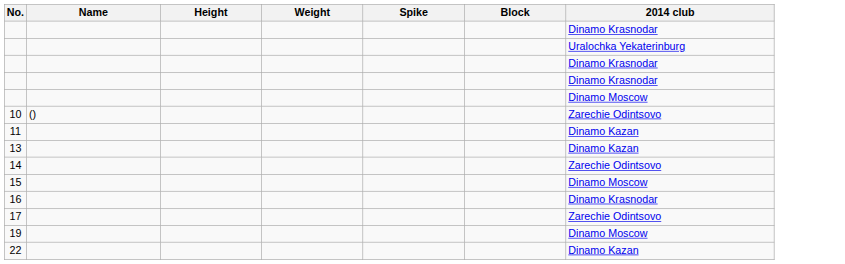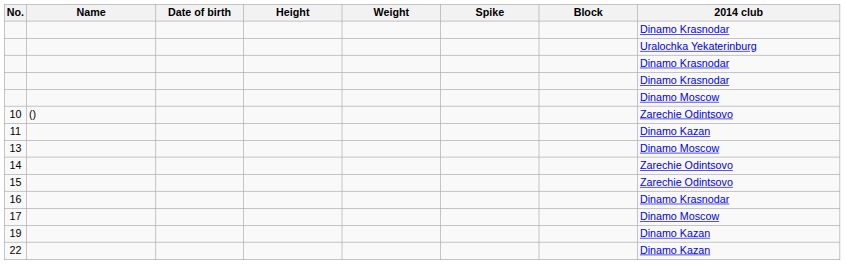+ column: (200, 13)
(603, 149) Dinamo Kazan -> (680, 149) Dinamo Moscow
(608, 183) Dinamo Moscow -> (686, 183) Zarechie Odintsovo
(615, 217) Zarechie Odintsovo -> (680, 217) Dinamo Moscow
(608, 234) Dinamo Moscow -> (675, 234) Dinamo Kazan
